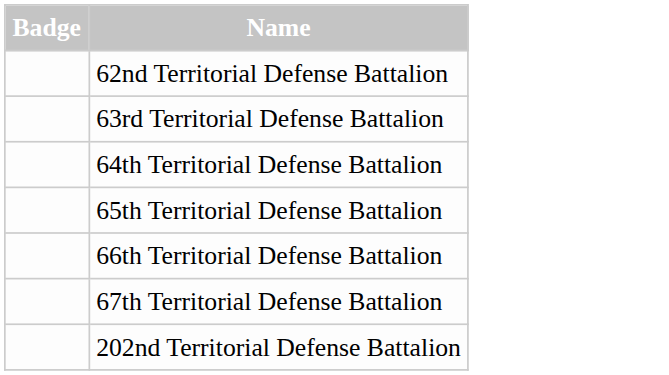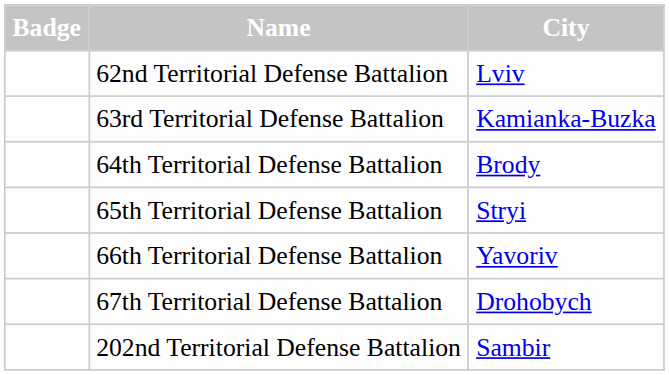+ column: (566, 27)
